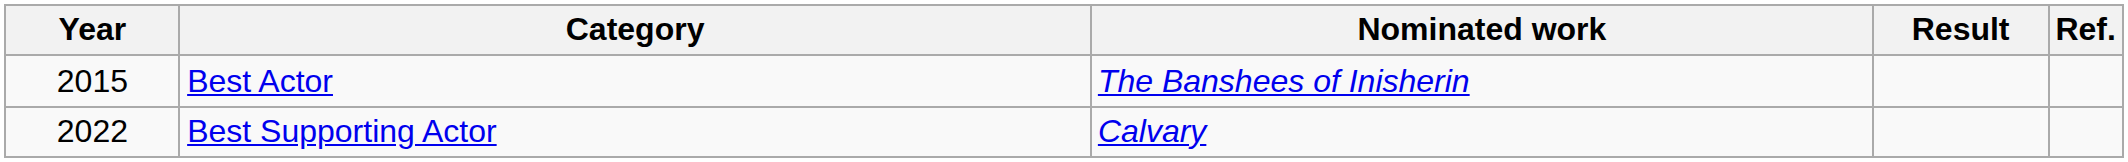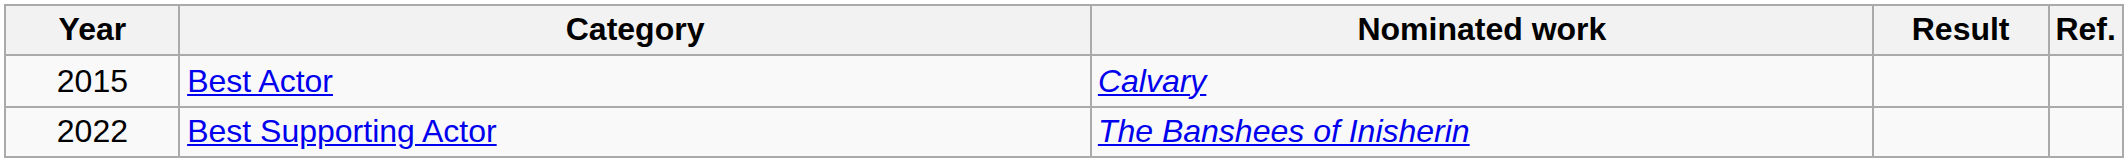(1284, 80) The Banshees of Inisherin -> (1152, 80) Calvary
(1152, 131) Calvary -> (1284, 131) The Banshees of Inisherin
